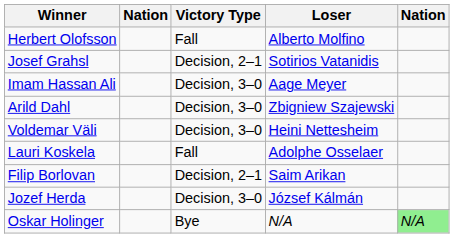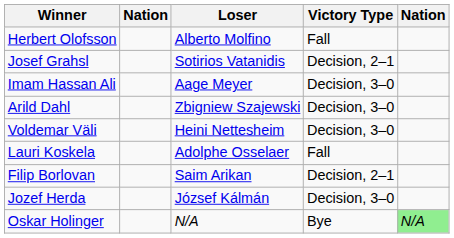columns swapped: (218, 15) <-> (331, 15)
